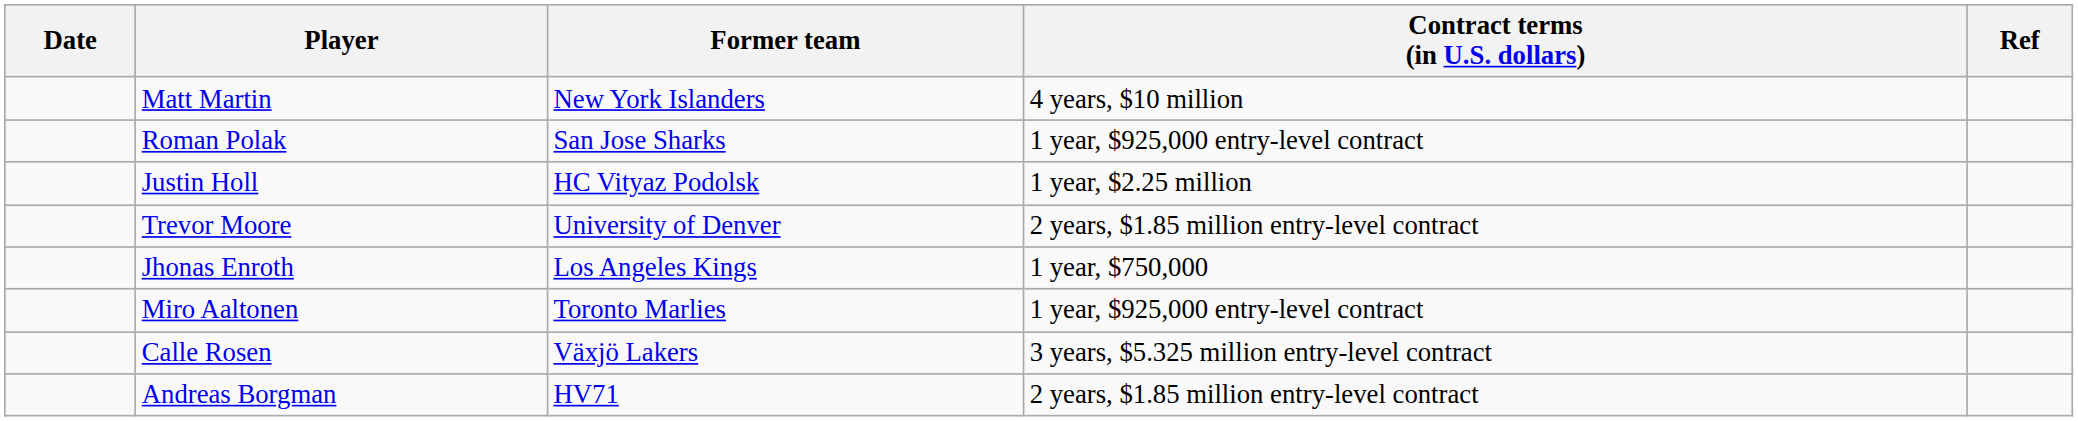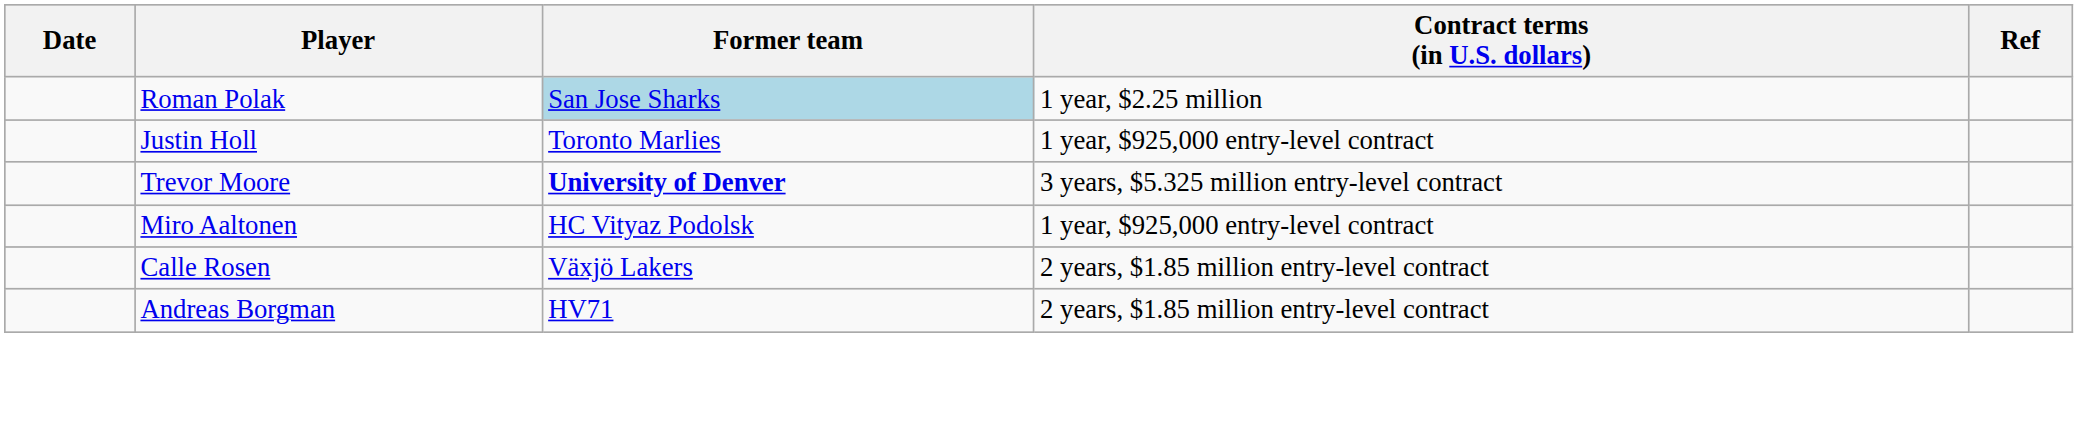- row: (207, 98)
(640, 140) no background -> (634, 98) lightblue background
(1226, 140) 1 year, $925,000 entry-level contract -> (1151, 98) 1 year, $2.25 million
(656, 182) HC Vityaz Podolsk -> (634, 140) Toronto Marlies
(1141, 182) 1 year, $2.25 million -> (1237, 140) 1 year, $925,000 entry-level contract
(667, 225) normal -> (667, 182) bold
(1254, 225) 2 years, $1.85 million entry-level contract -> (1271, 182) 3 years, $5.325 million entry-level contract
- row: (218, 267)
(640, 310) Toronto Marlies -> (651, 225) HC Vityaz Podolsk
(1261, 352) 3 years, $5.325 million entry-level contract -> (1265, 267) 2 years, $1.85 million entry-level contract
